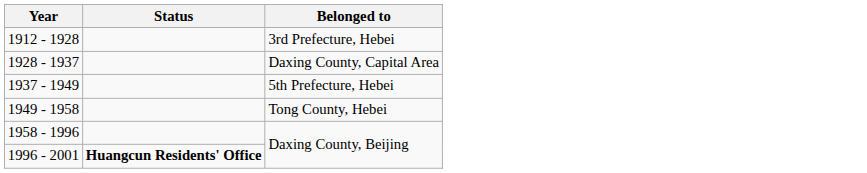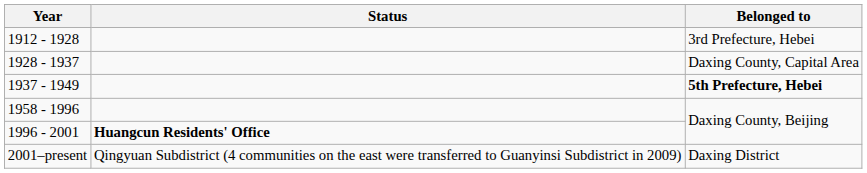(331, 86) normal -> (755, 86) bold
- row: (43, 109)
+ row: (48, 156)
